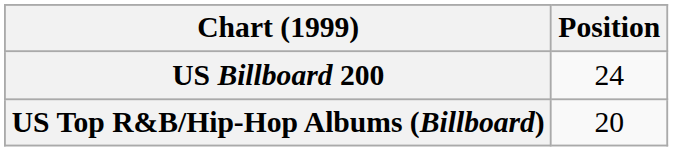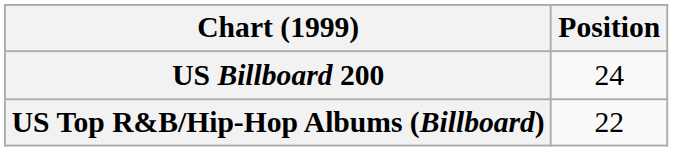(609, 121) 20 -> (609, 121) 22
